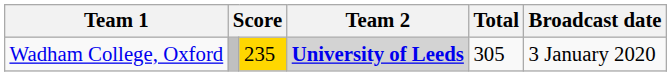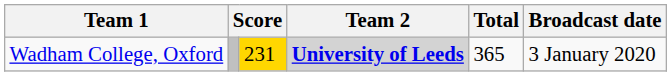(260, 53) 235 -> (260, 53) 231
(489, 53) 305 -> (489, 53) 365
